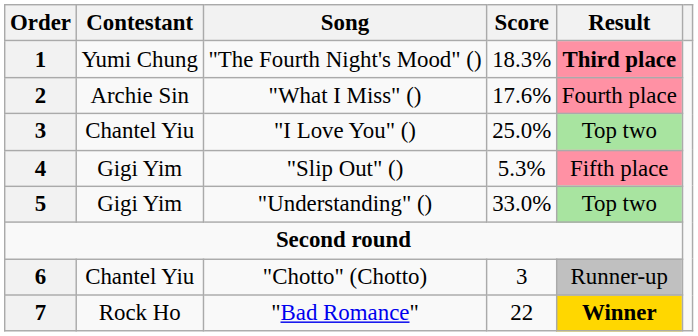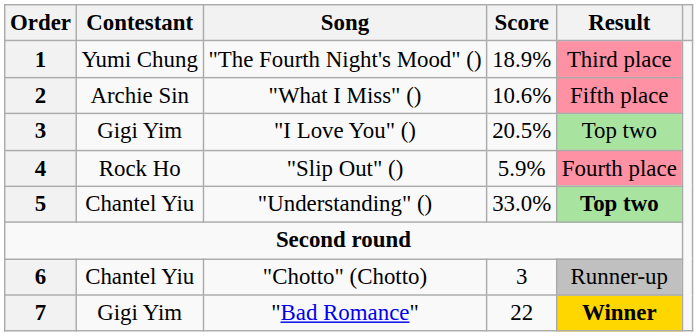(522, 58) 18.3% -> (522, 58) 18.9%
(619, 58) bold -> (619, 58) normal
(522, 95) 17.6% -> (522, 95) 10.6%
(619, 95) Fourth place -> (619, 95) Fifth place
(140, 131) Chantel Yiu -> (140, 131) Gigi Yim
(522, 131) 25.0% -> (522, 131) 20.5%
(140, 167) Gigi Yim -> (140, 167) Rock Ho
(522, 167) 5.3% -> (522, 167) 5.9%
(619, 167) Fifth place -> (619, 167) Fourth place
(140, 204) Gigi Yim -> (140, 204) Chantel Yiu
(619, 204) normal -> (619, 204) bold
(140, 312) Rock Ho -> (140, 312) Gigi Yim
